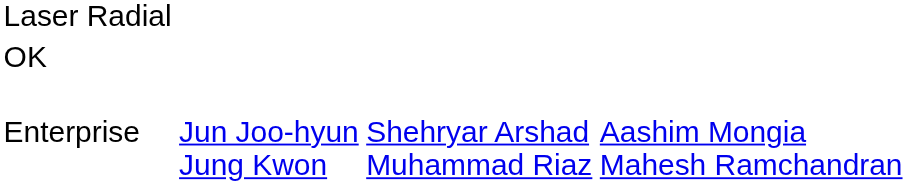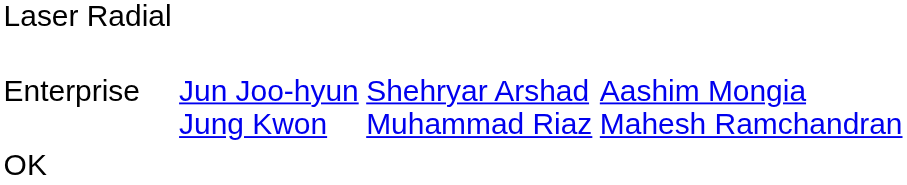rows swapped: (25, 57) <-> (72, 131)
